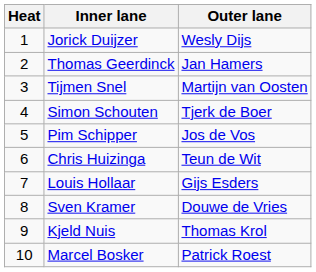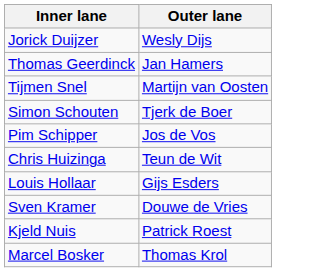- column: (24, 16)
(224, 231) Thomas Krol -> (187, 231) Patrick Roest
(226, 254) Patrick Roest -> (185, 254) Thomas Krol
